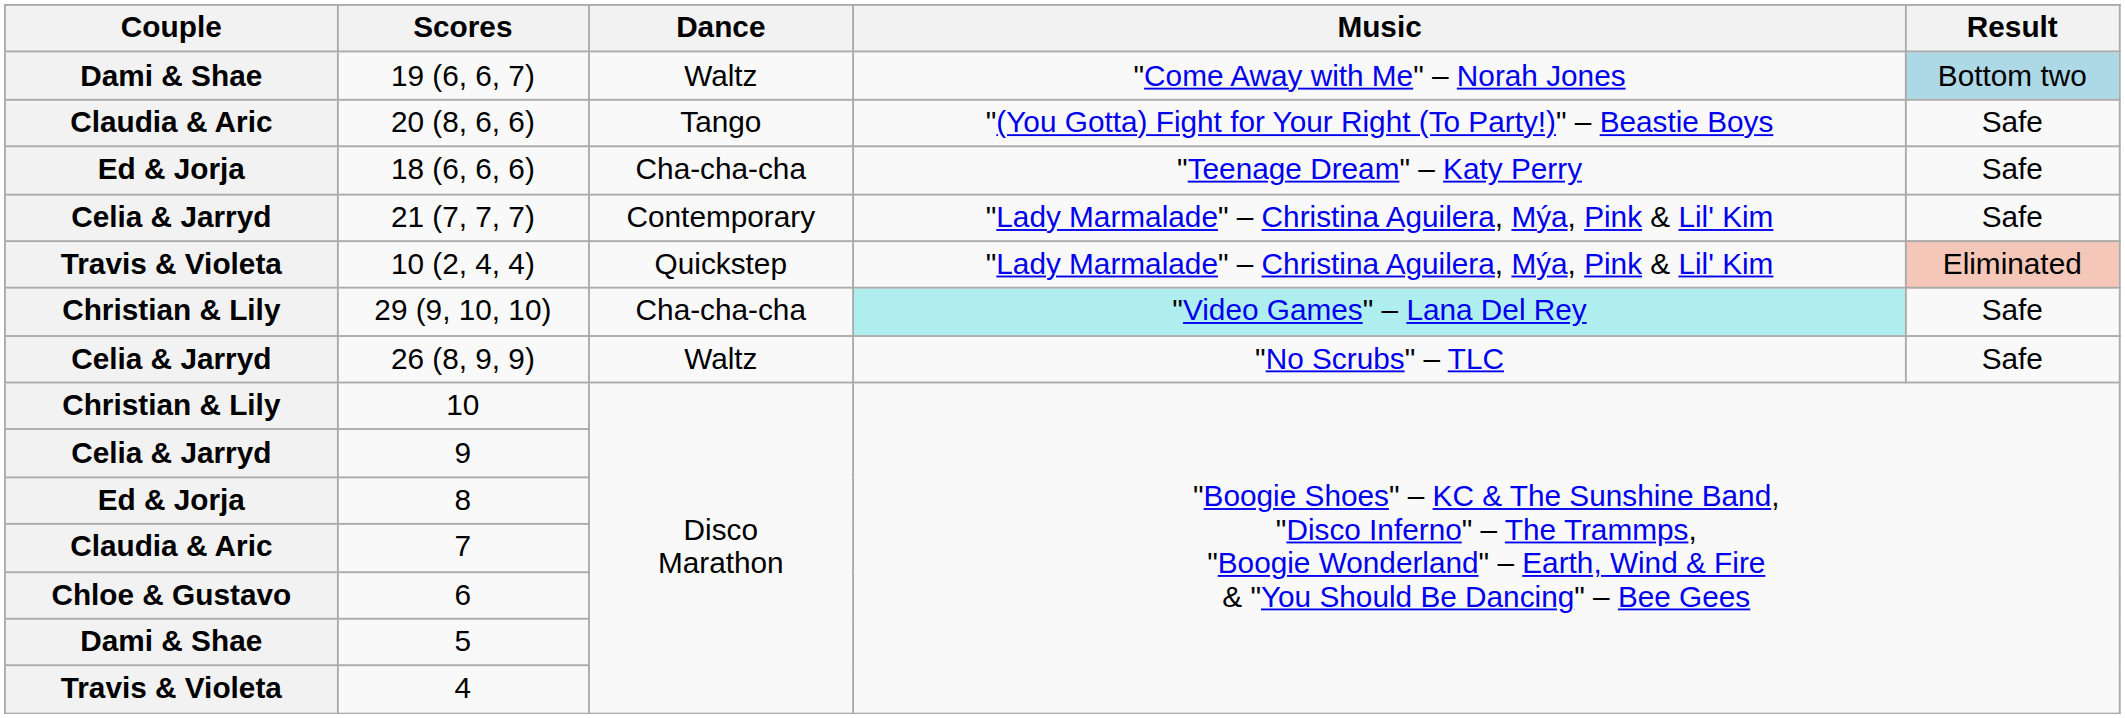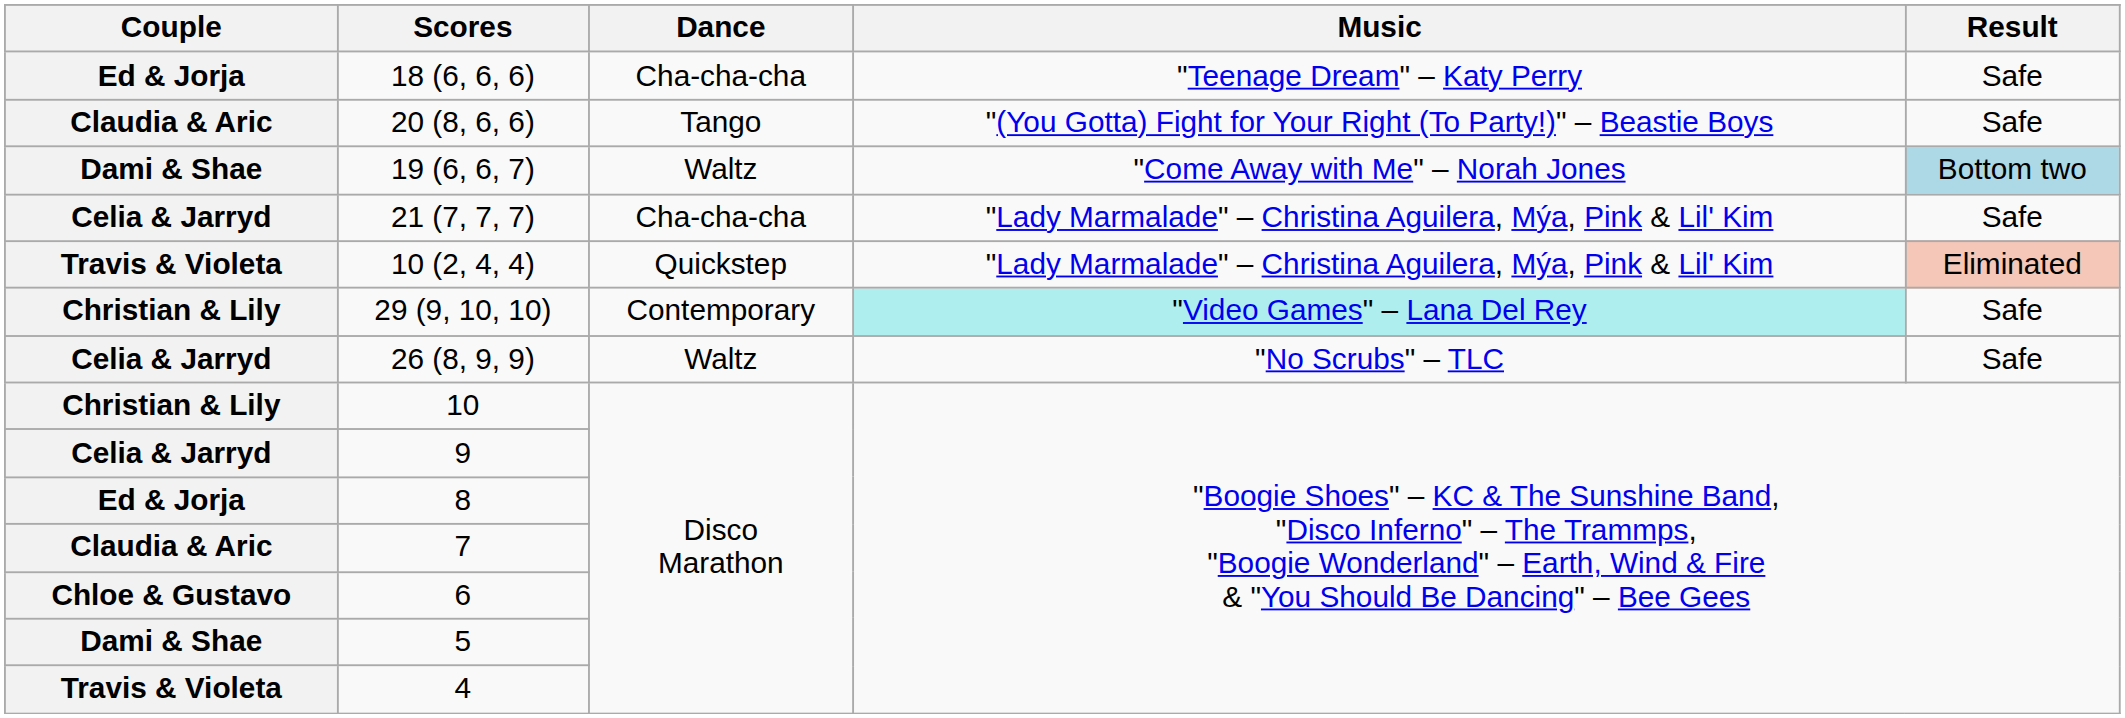rows swapped: (463, 169) <-> (463, 75)
(721, 216) Contemporary -> (721, 216) Cha-cha-cha
(721, 311) Cha-cha-cha -> (721, 311) Contemporary
